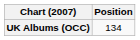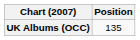(113, 27) 134 -> (113, 27) 135
